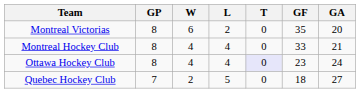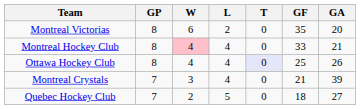(191, 46) no background -> (191, 46) pink background
(300, 63) 23 -> (300, 63) 25
(337, 63) 24 -> (337, 63) 26
+ row: (70, 79)
